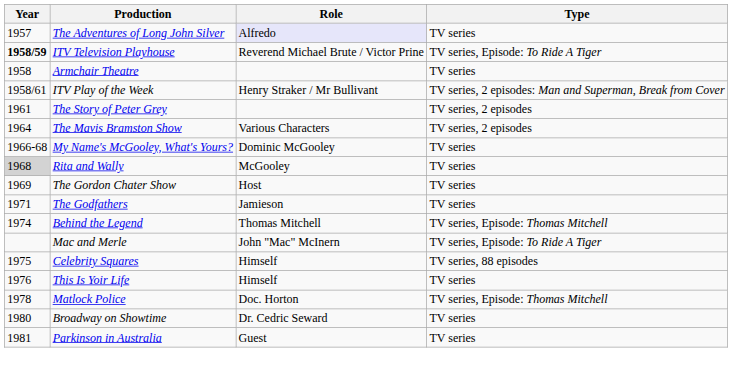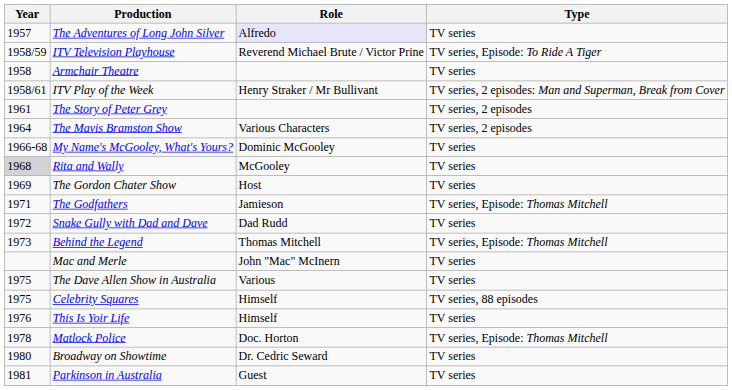(27, 52) bold -> (27, 52) normal
(452, 204) TV series -> (518, 204) TV series, Episode: Thomas Mitchell
+ row: (130, 223)
(19, 223) 1974 -> (19, 242) 1973
(515, 242) TV series, Episode: To Ride A Tiger -> (452, 261) TV series
+ row: (134, 280)
